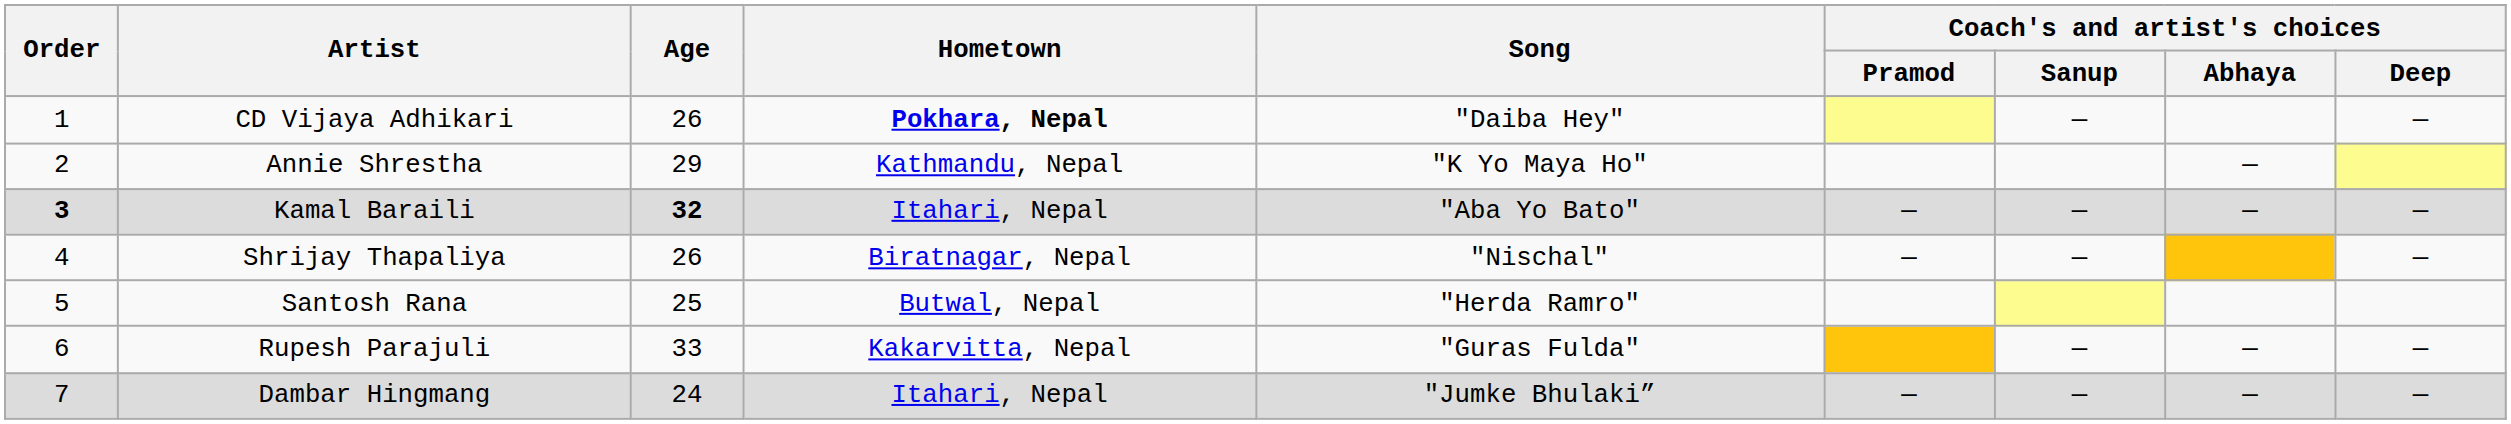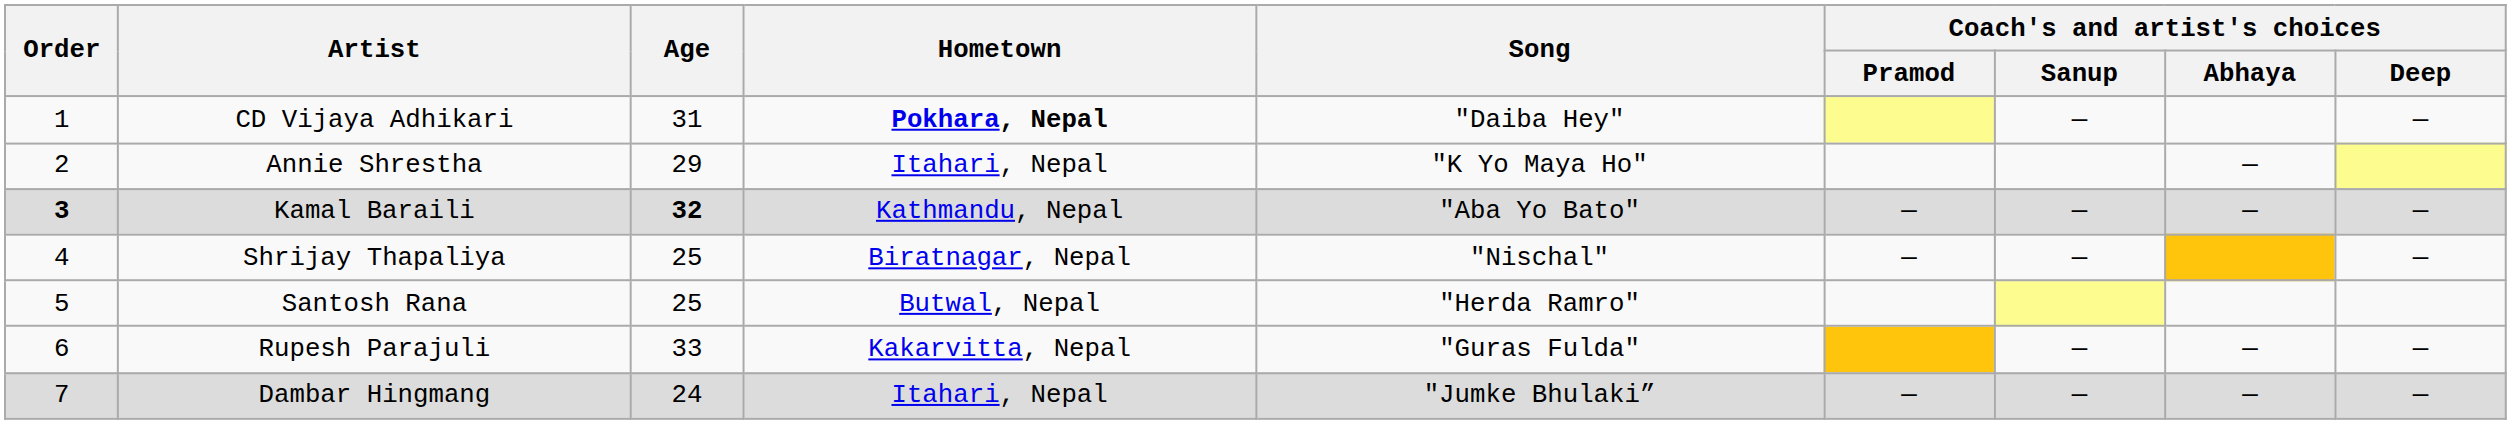(687, 120) 26 -> (687, 120) 31
(1000, 166) Kathmandu, Nepal -> (1000, 166) Itahari, Nepal
(1000, 212) Itahari, Nepal -> (1000, 212) Kathmandu, Nepal
(687, 258) 26 -> (687, 258) 25
